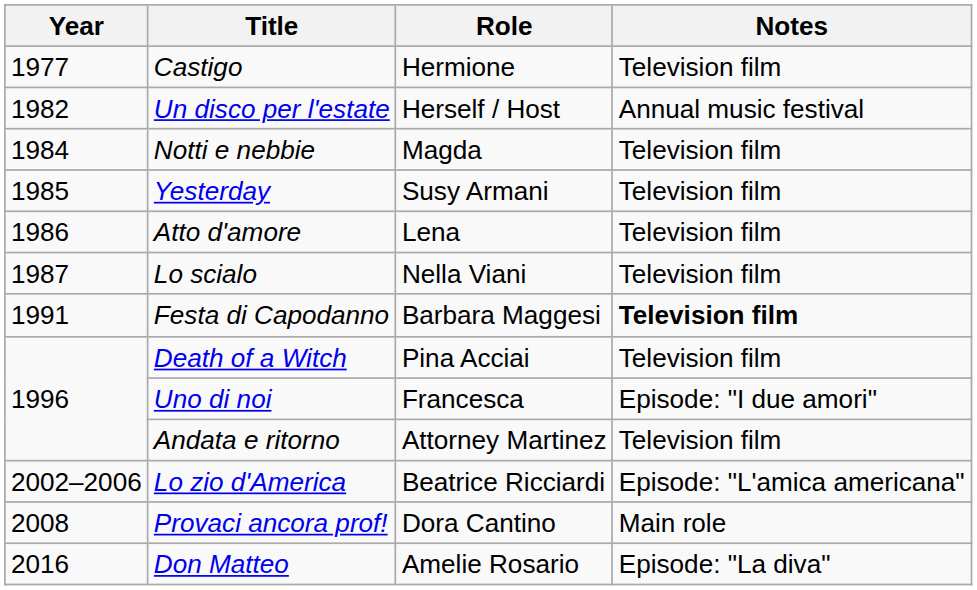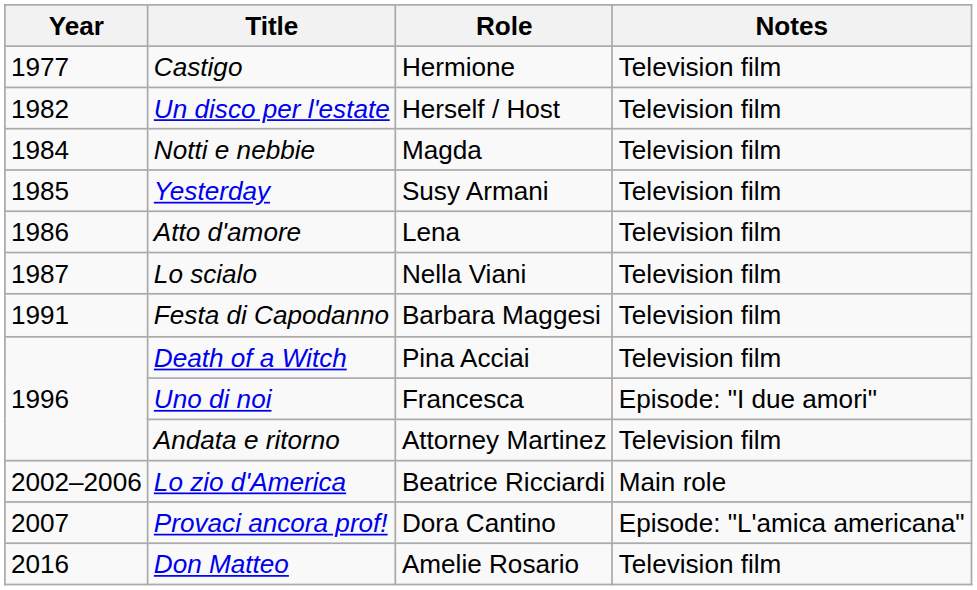(741, 109) Annual music festival -> (700, 109) Television film
(709, 315) bold -> (700, 315) normal
(792, 481) Episode: "L'amica americana" -> (672, 481) Main role
(40, 522) 2008 -> (40, 522) 2007
(672, 522) Main role -> (792, 522) Episode: "L'amica americana"
(725, 564) Episode: "La diva" -> (700, 564) Television film
